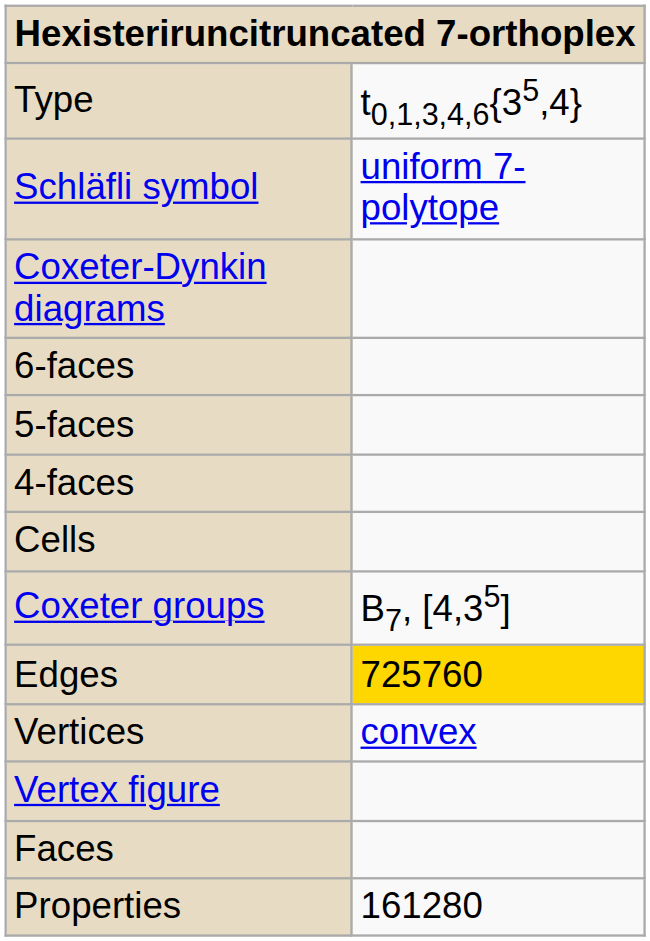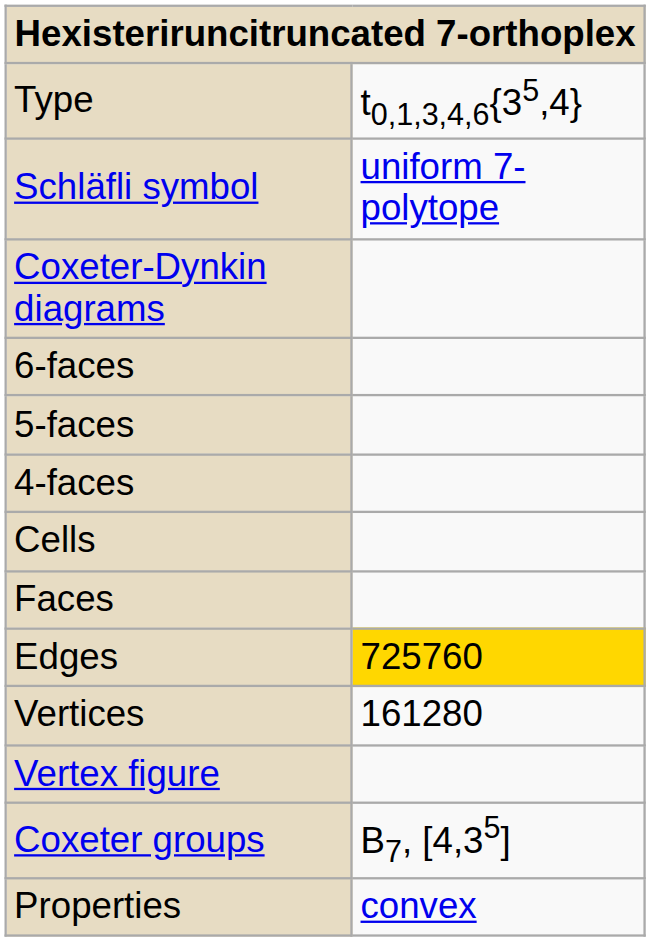rows swapped: (64, 848) <-> (139, 607)
(419, 732) convex -> (422, 714) 161280
(422, 906) 161280 -> (419, 906) convex
